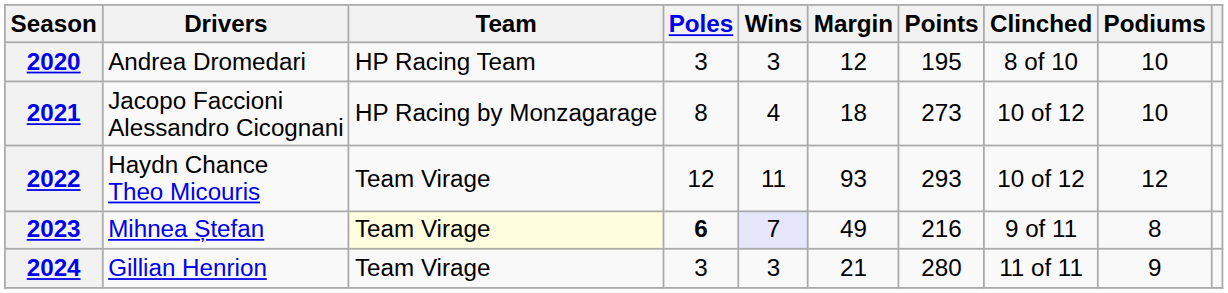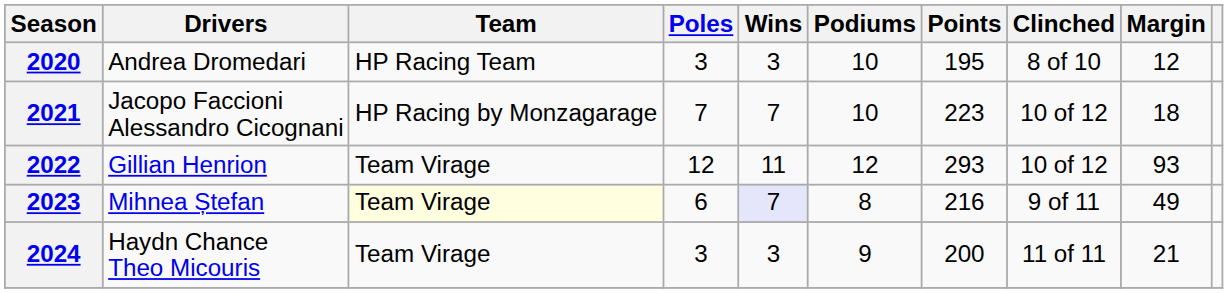columns swapped: (1155, 24) <-> (853, 24)
(701, 113) 8 -> (701, 113) 7
(774, 113) 4 -> (774, 113) 7
(942, 113) 273 -> (964, 113) 223
(188, 178) Haydn Chance Theo Micouris -> (188, 165) Gillian Henrion
(701, 230) bold -> (701, 203) normal
(188, 268) Gillian Henrion -> (188, 254) Haydn Chance Theo Micouris
(942, 268) 280 -> (964, 254) 200
